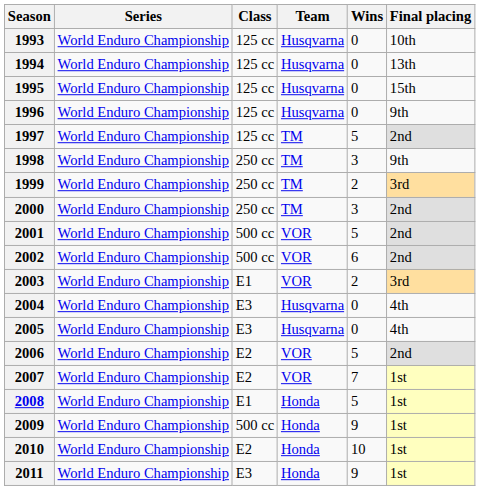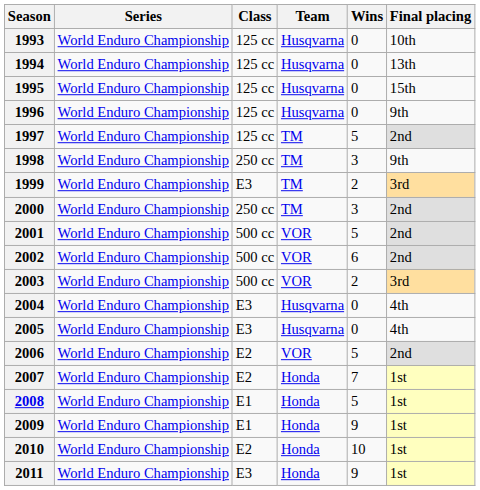(255, 185) 250 cc -> (244, 185) E3
(244, 281) E1 -> (255, 281) 500 cc
(296, 377) VOR -> (300, 377) Honda
(255, 425) 500 cc -> (244, 425) E1
